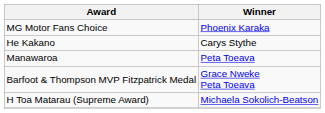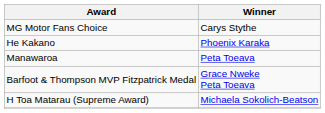(235, 27) Phoenix Karaka -> (228, 27) Carys Stythe
(228, 43) Carys Stythe -> (235, 43) Phoenix Karaka
